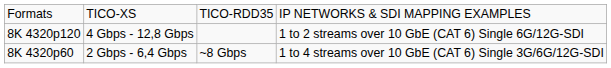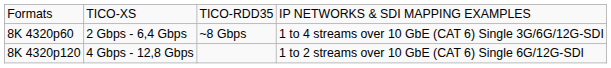rows swapped: (40, 53) <-> (44, 33)
